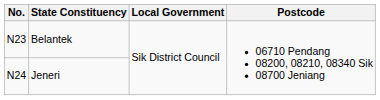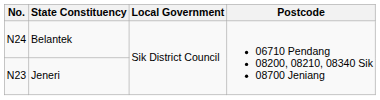(16, 39) N23 -> (16, 39) N24
(16, 76) N24 -> (16, 76) N23
